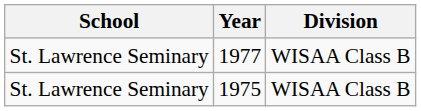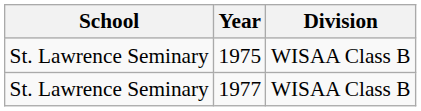rows swapped: (240, 88) <-> (240, 55)
